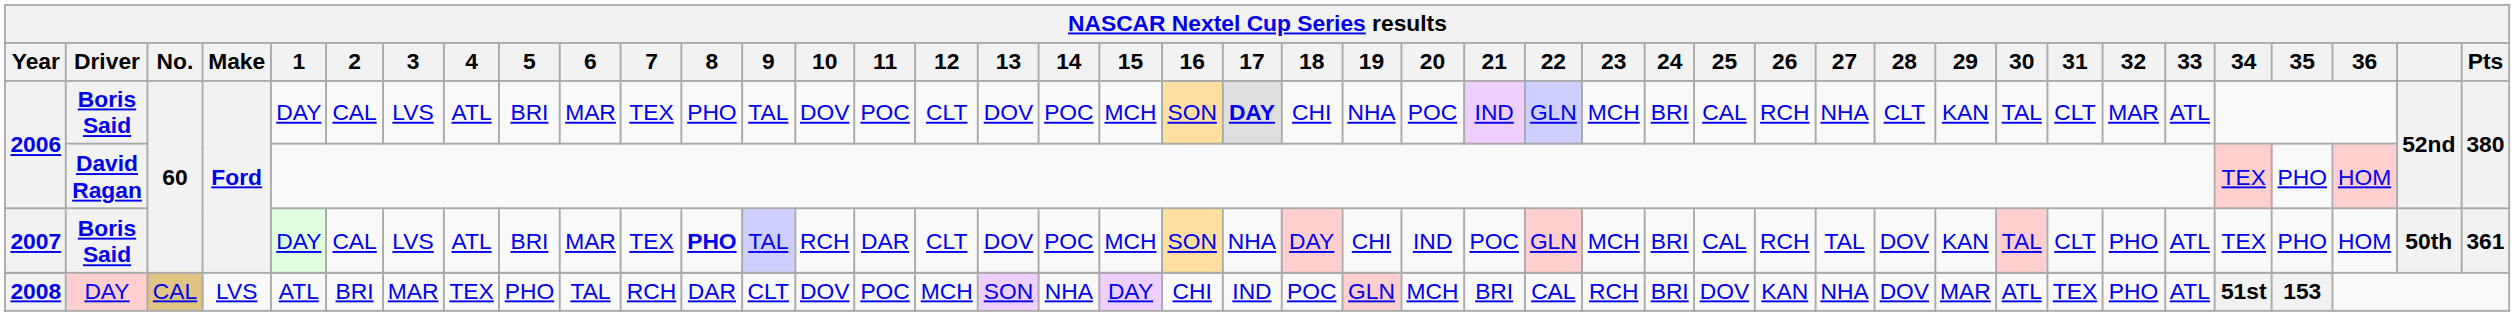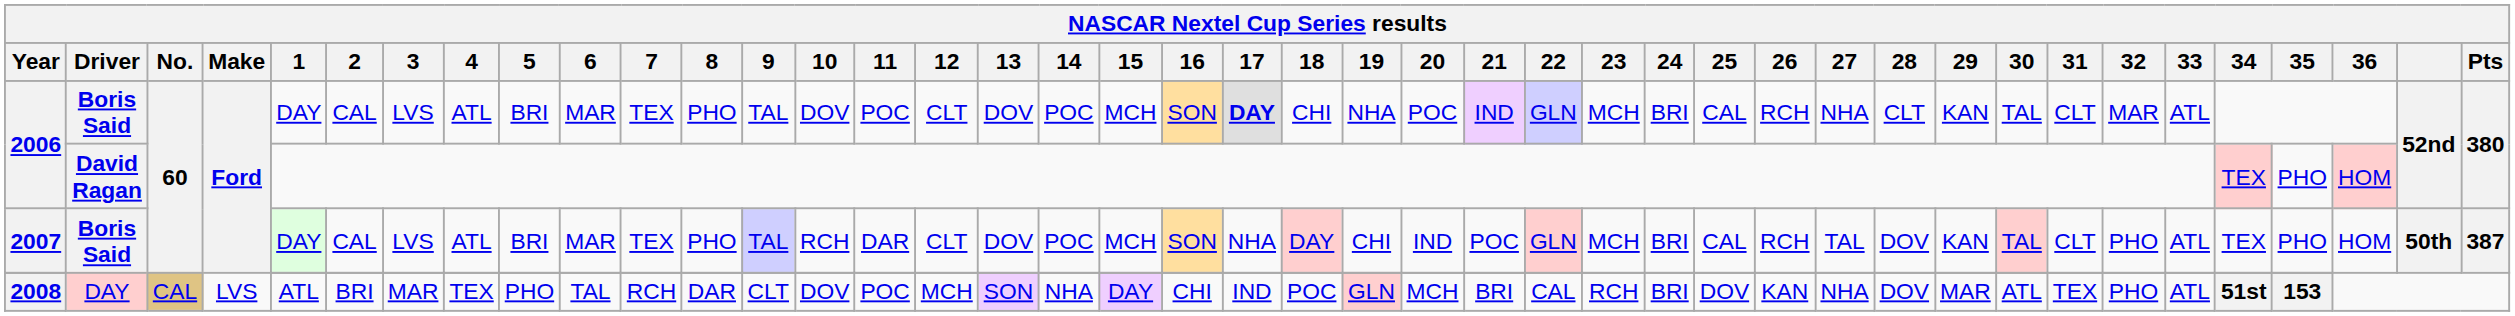(712, 241) bold -> (712, 241) normal
(2485, 241) 361 -> (2485, 241) 387
